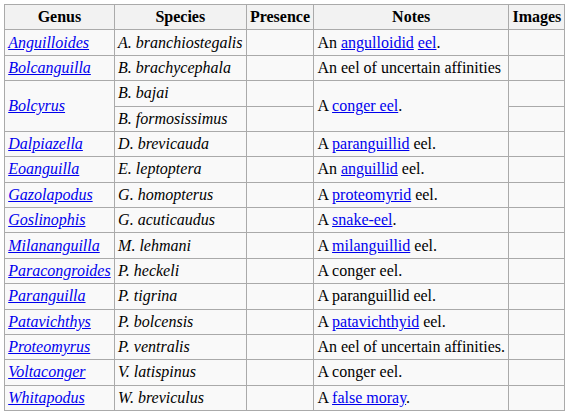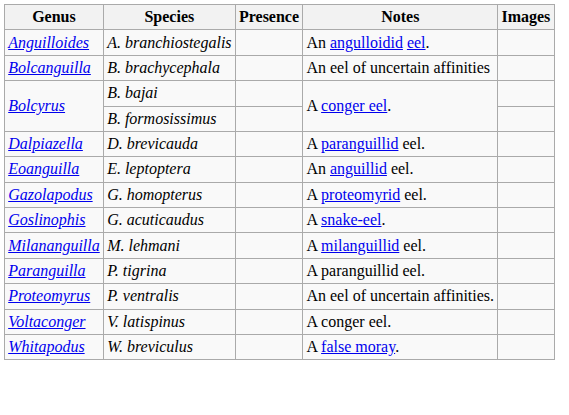- row: (149, 270)
- row: (156, 321)
